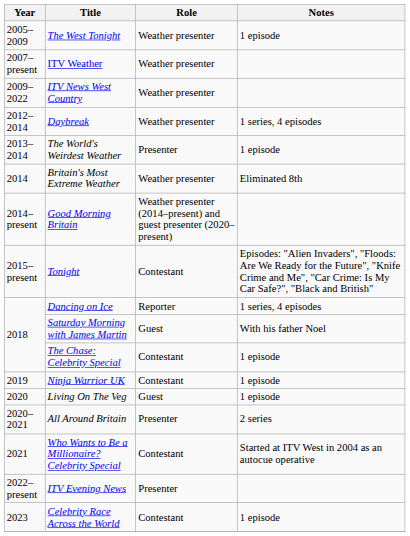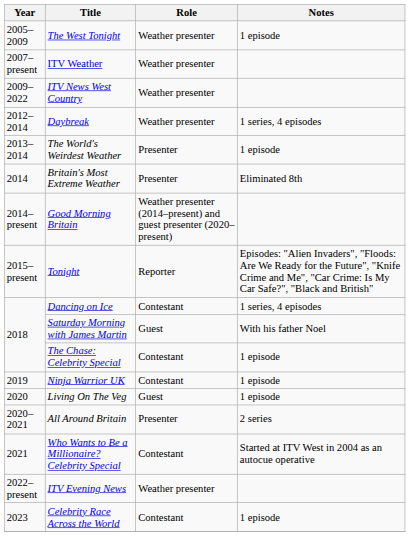(176, 178) Weather presenter -> (158, 178) Presenter
(161, 271) Contestant -> (157, 271) Reporter
(157, 306) Reporter -> (161, 306) Contestant
(158, 488) Presenter -> (176, 488) Weather presenter
